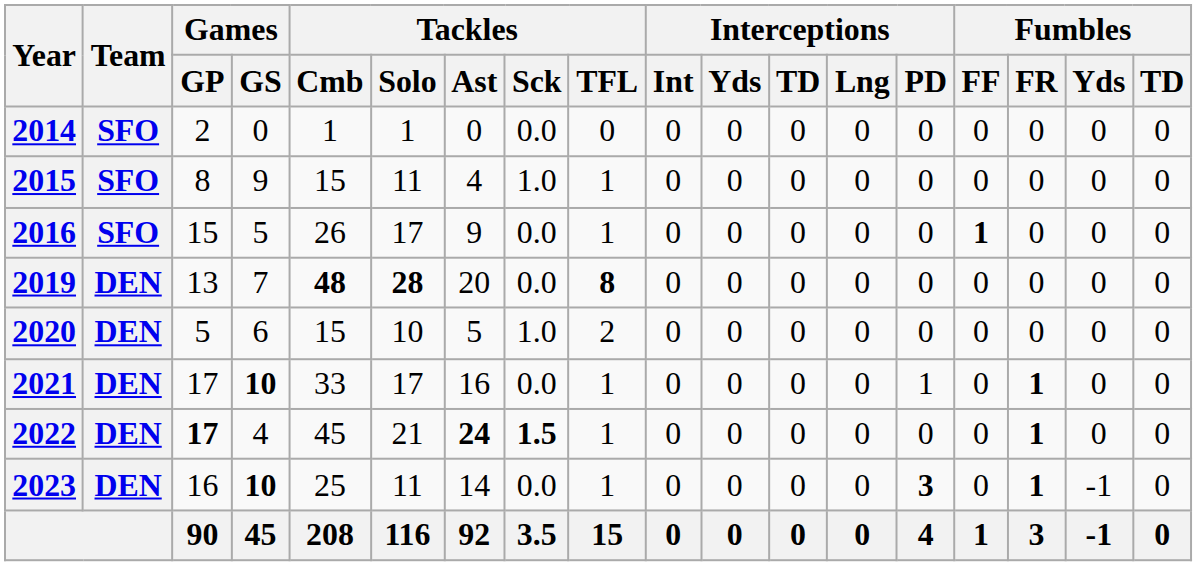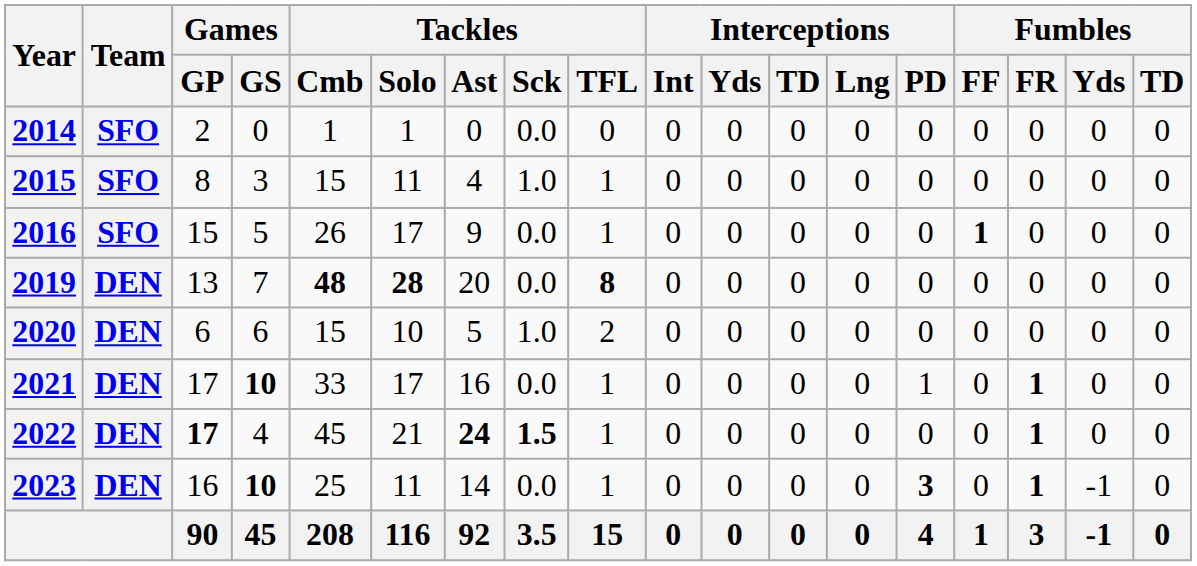(260, 181) 9 -> (260, 181) 3
(202, 332) 5 -> (202, 332) 6
